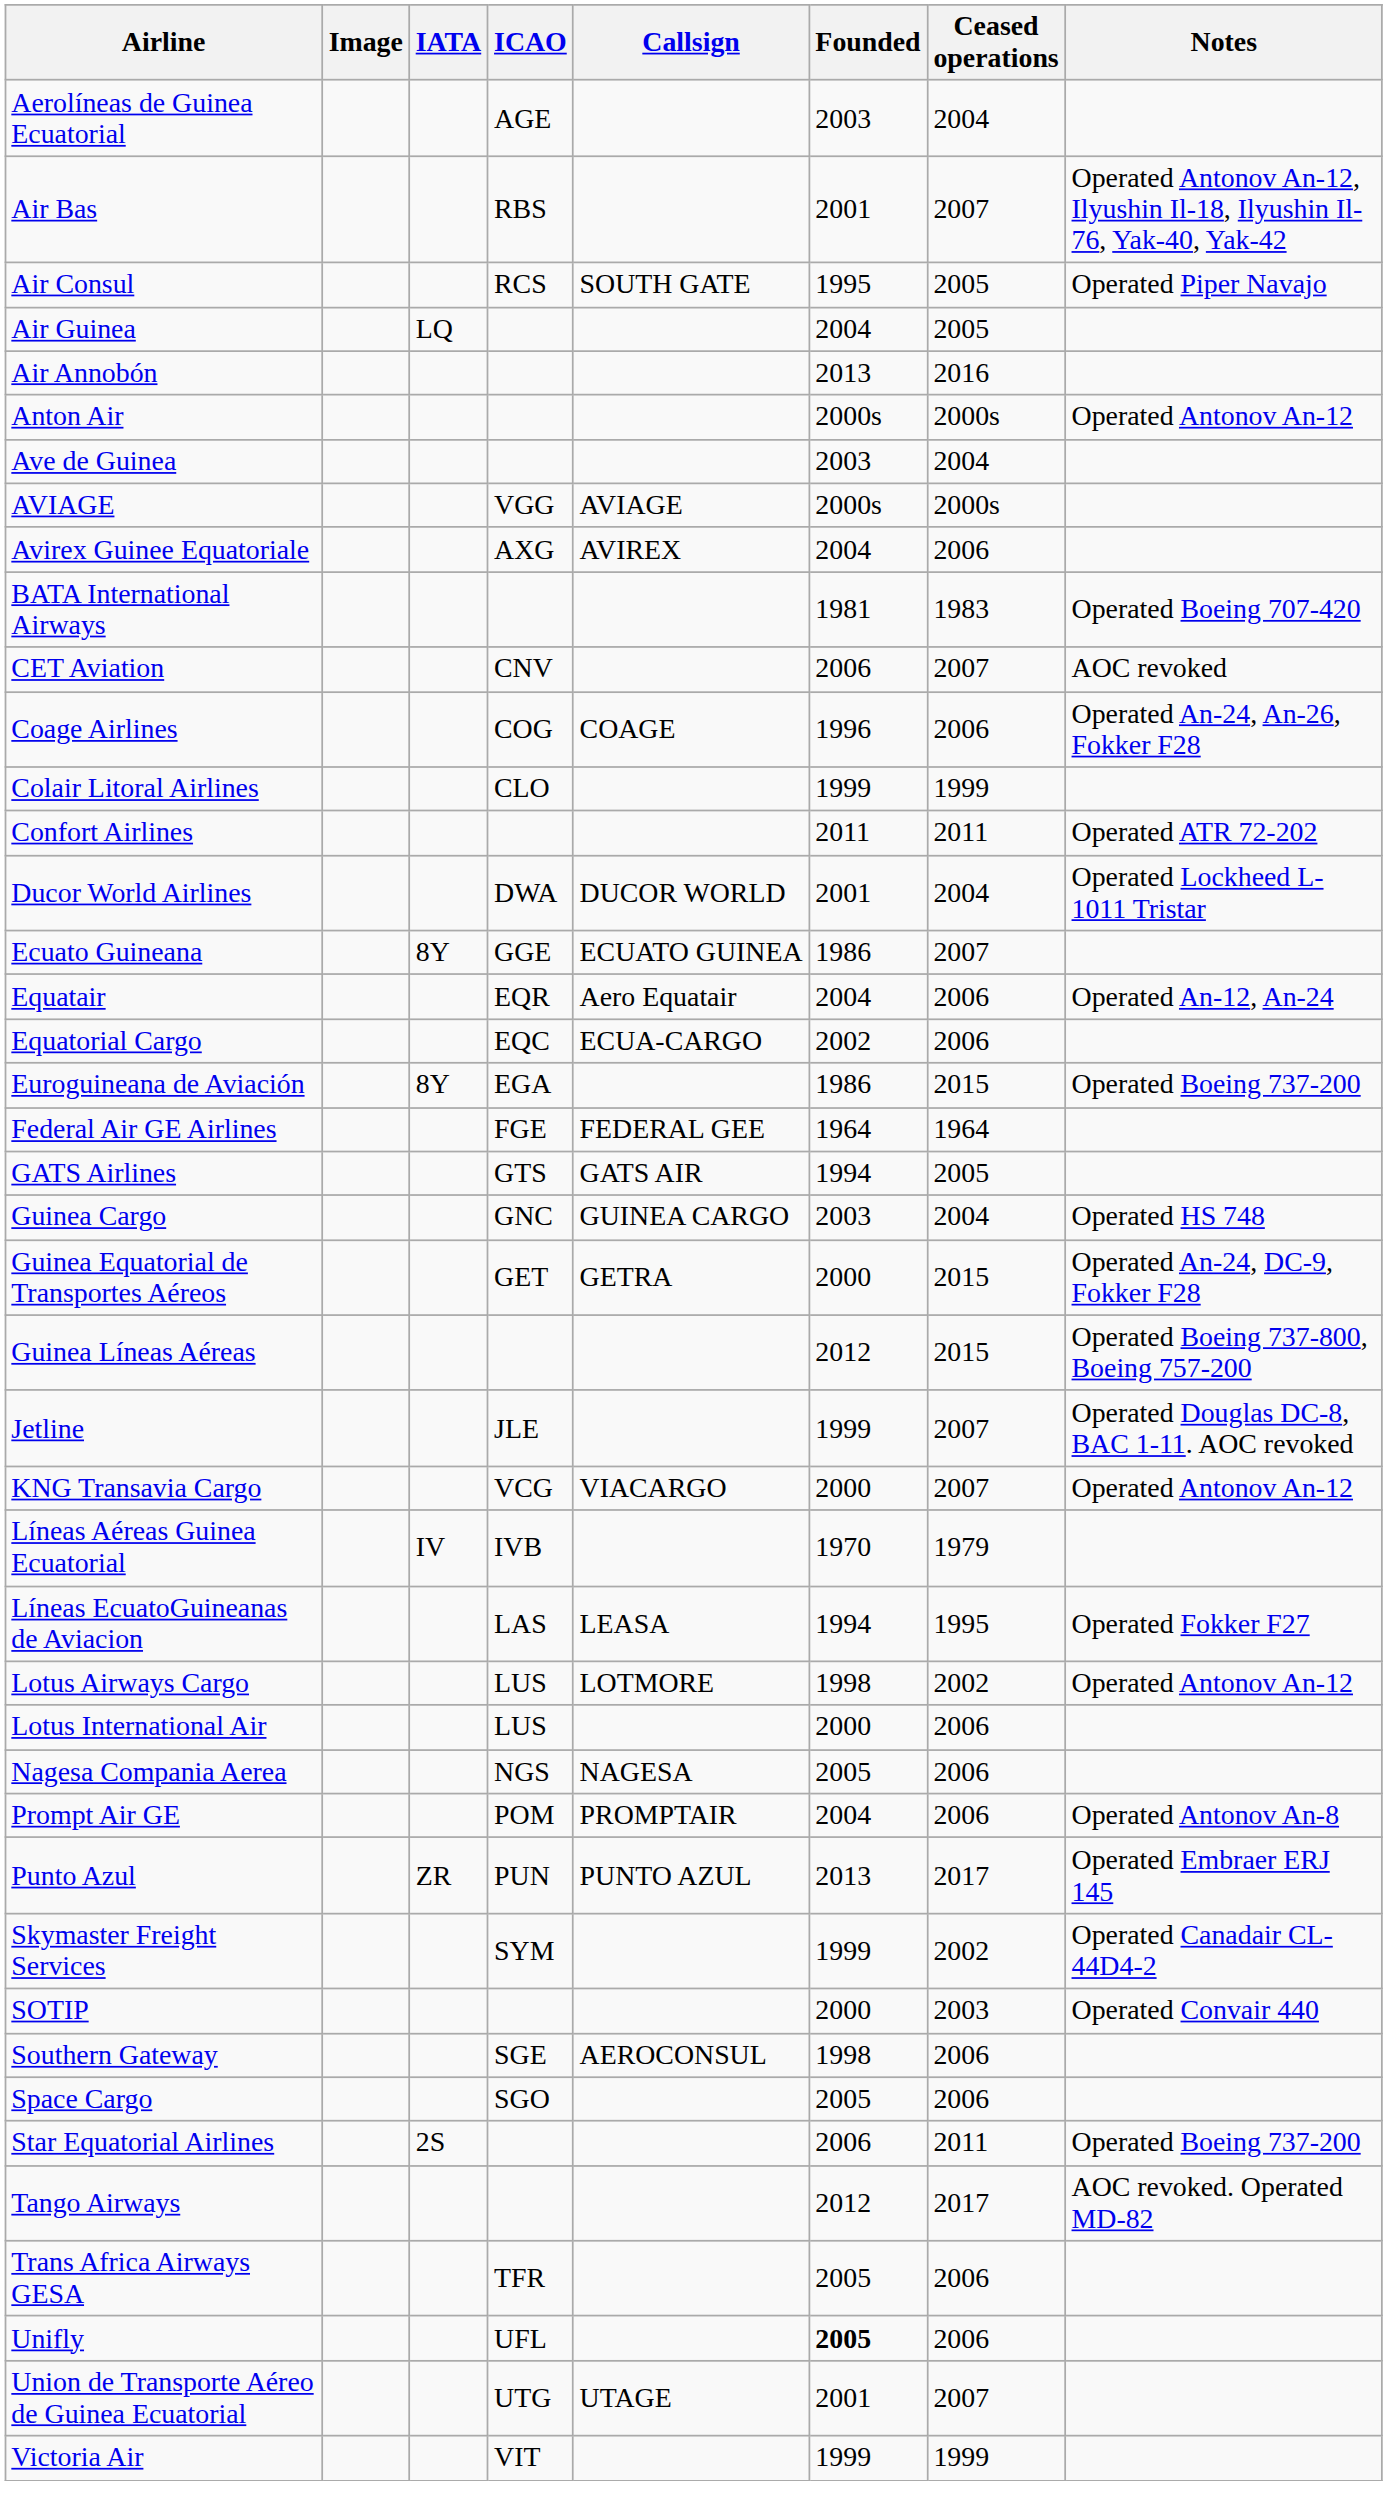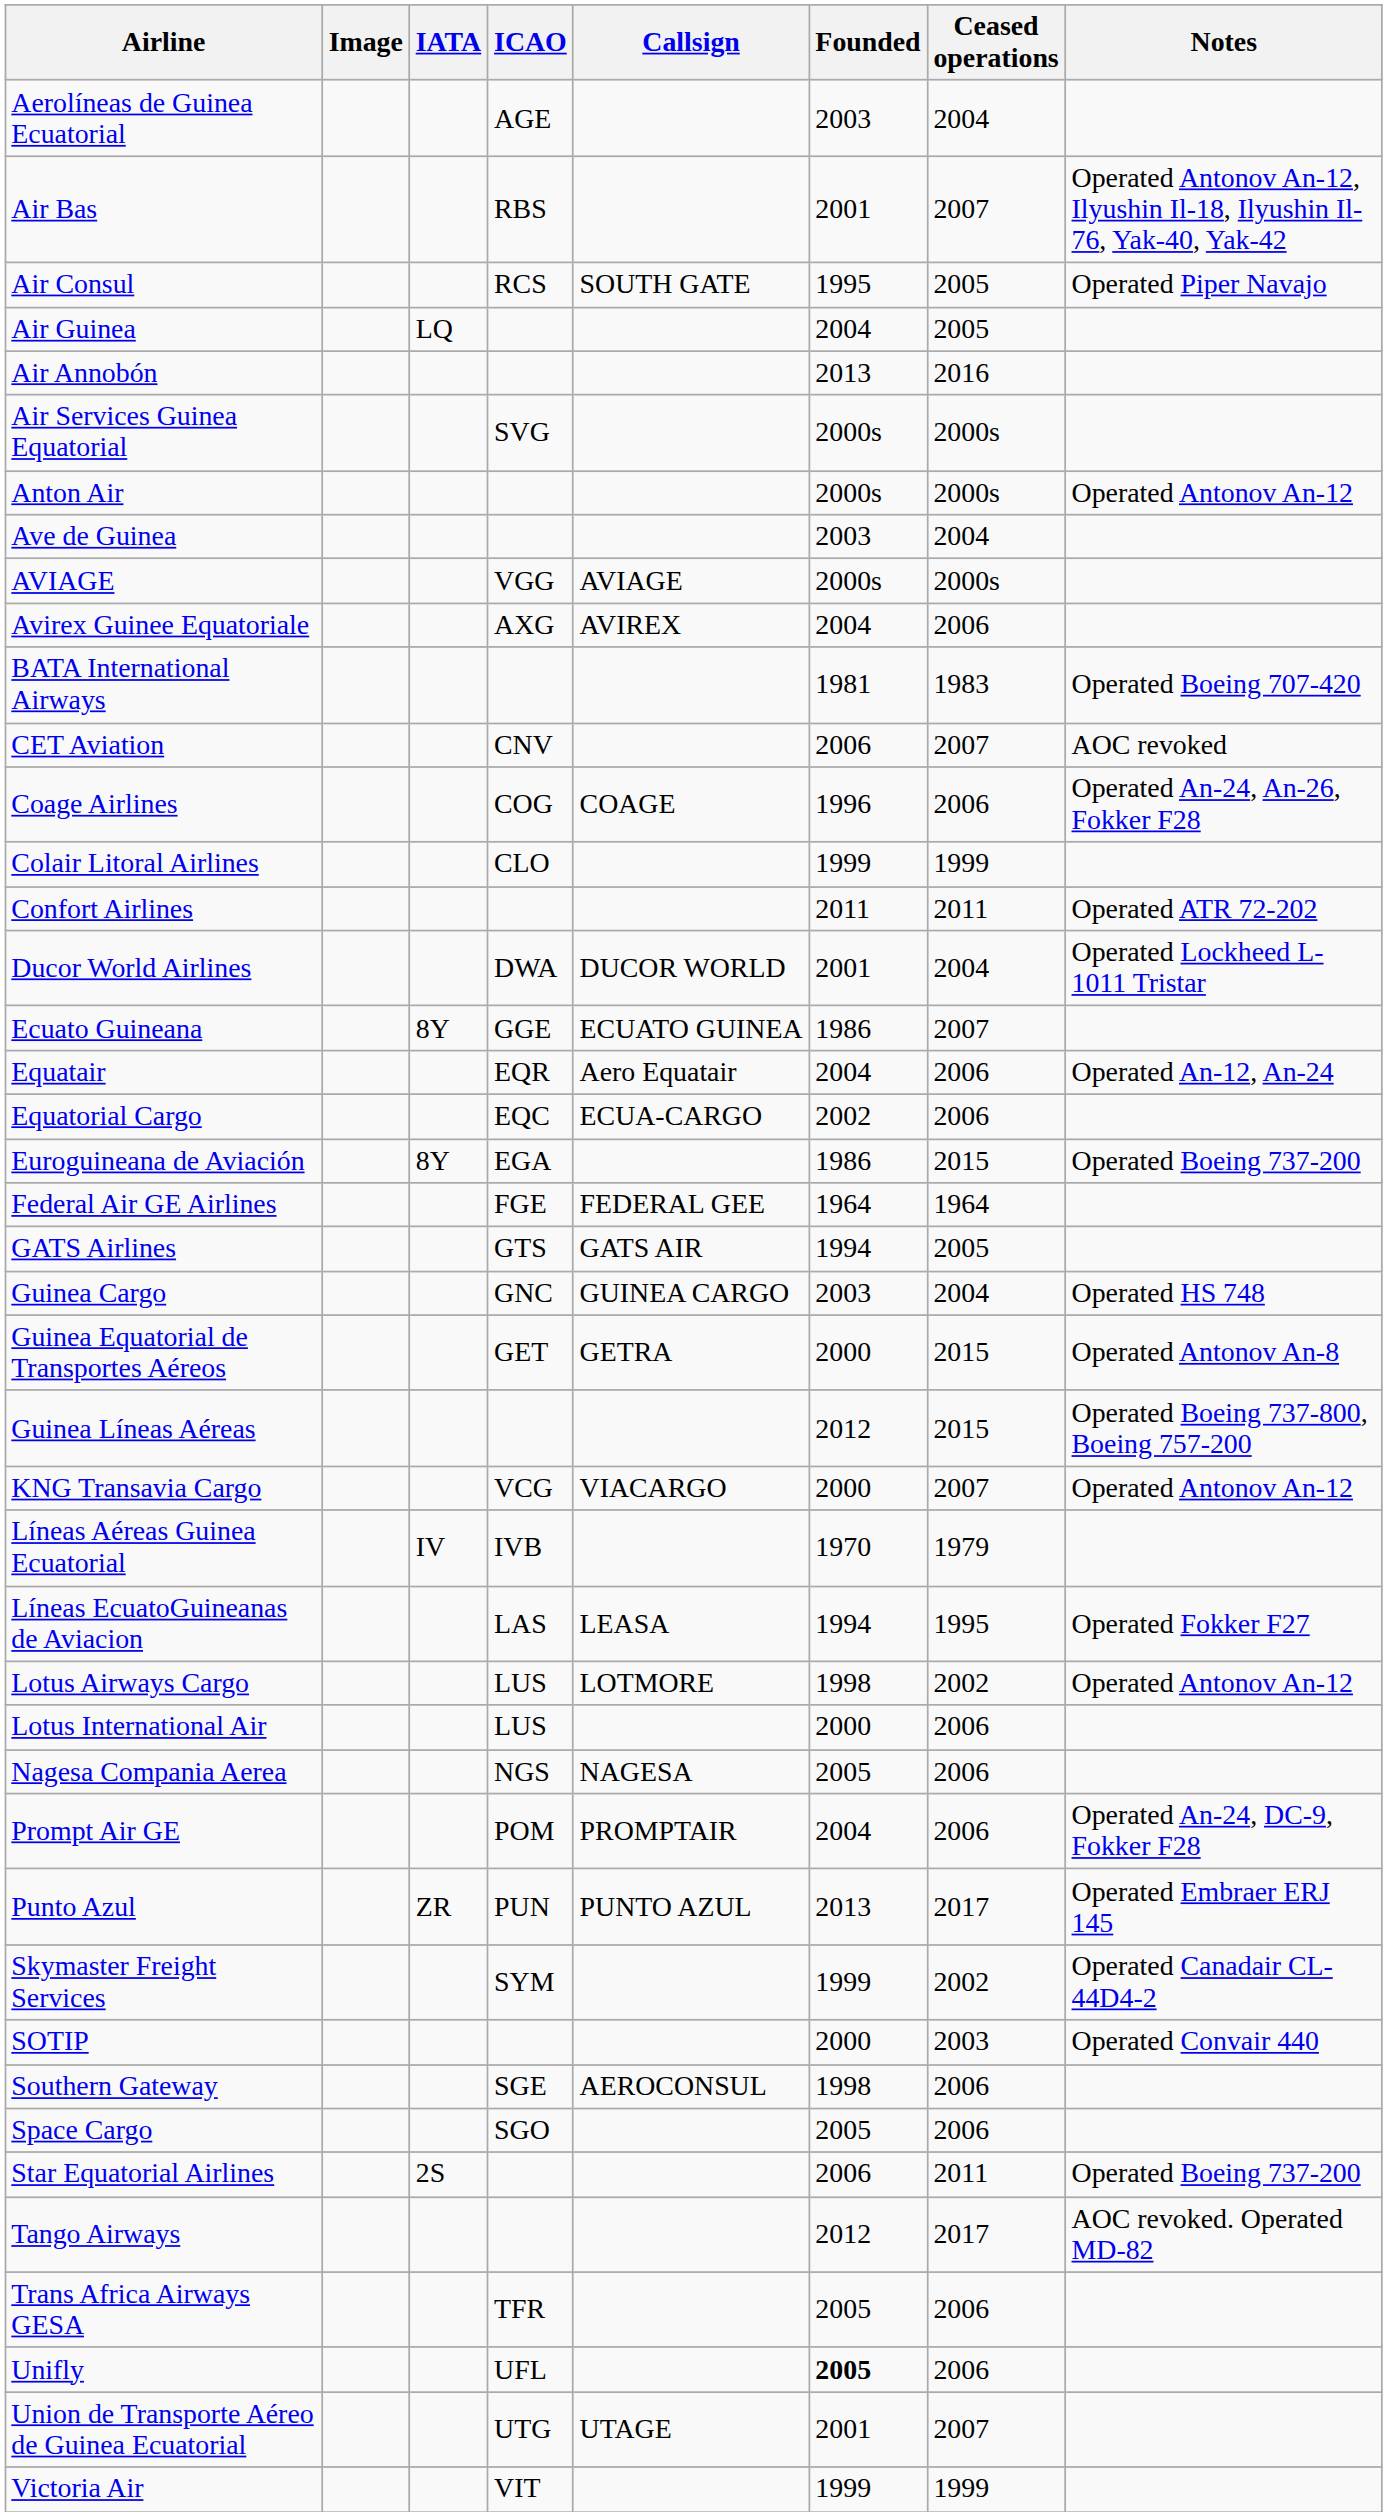+ row: (124, 432)
(1202, 1276) Operated An-24, DC-9, Fokker F28 -> (1205, 1352) Operated Antonov An-8
- row: (48, 1427)
(1205, 1815) Operated Antonov An-8 -> (1202, 1830) Operated An-24, DC-9, Fokker F28
